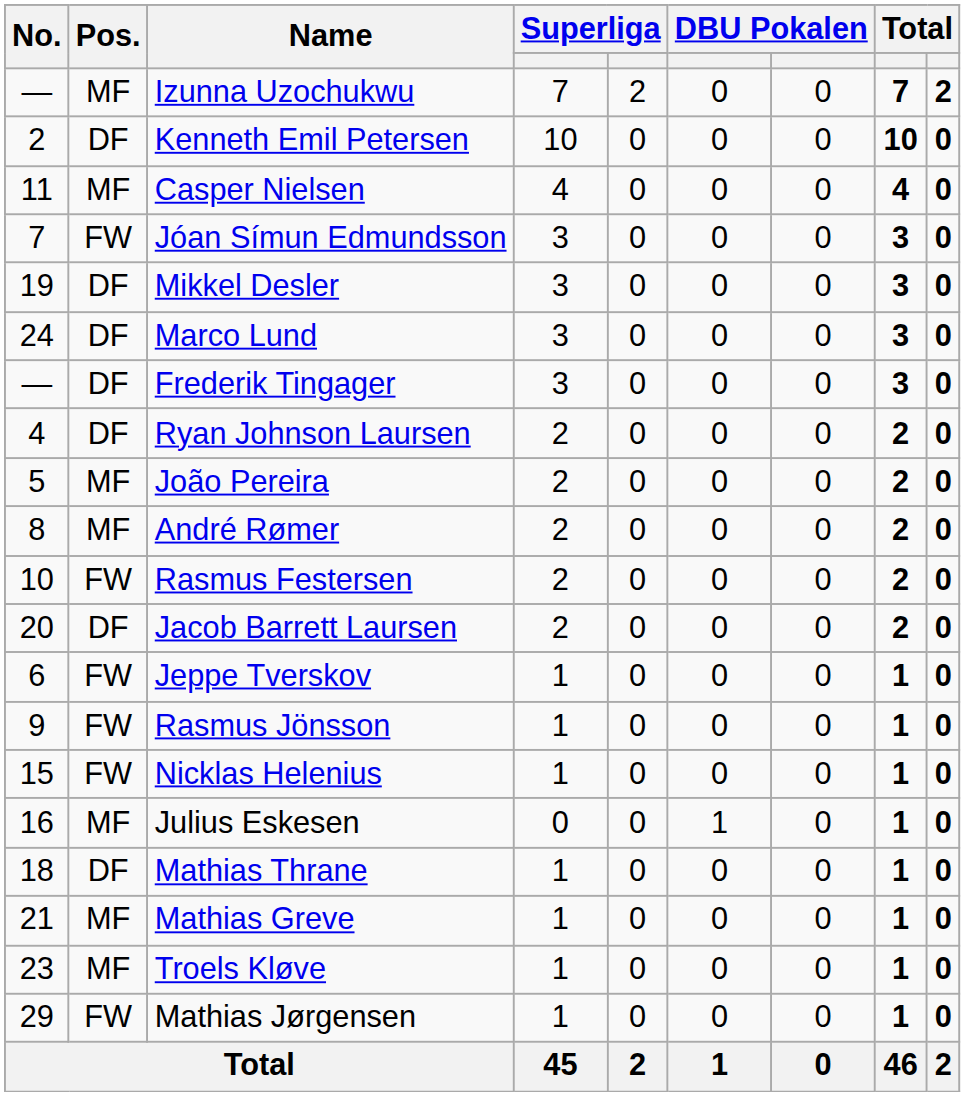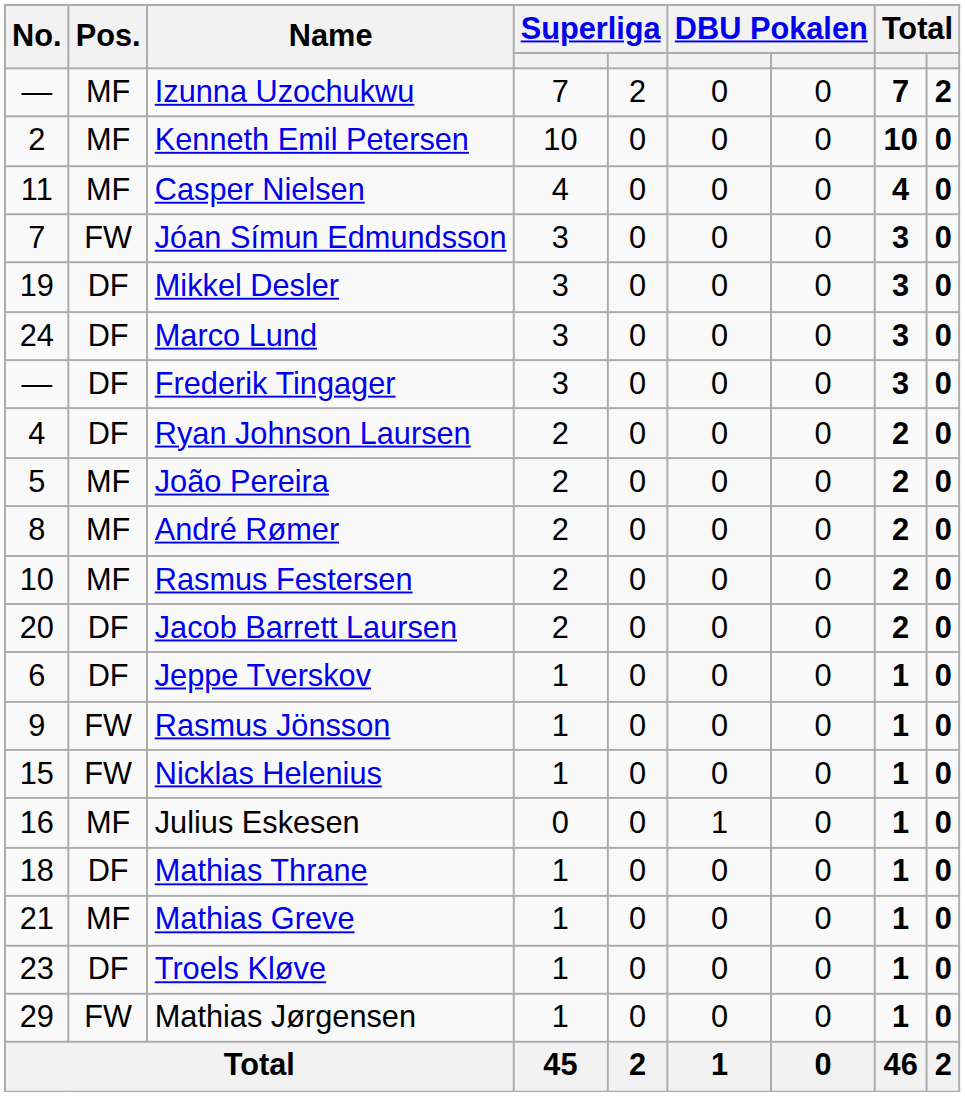(108, 140) DF -> (108, 140) MF
(108, 578) FW -> (108, 578) MF
(108, 676) FW -> (108, 676) DF
(108, 968) MF -> (108, 968) DF
